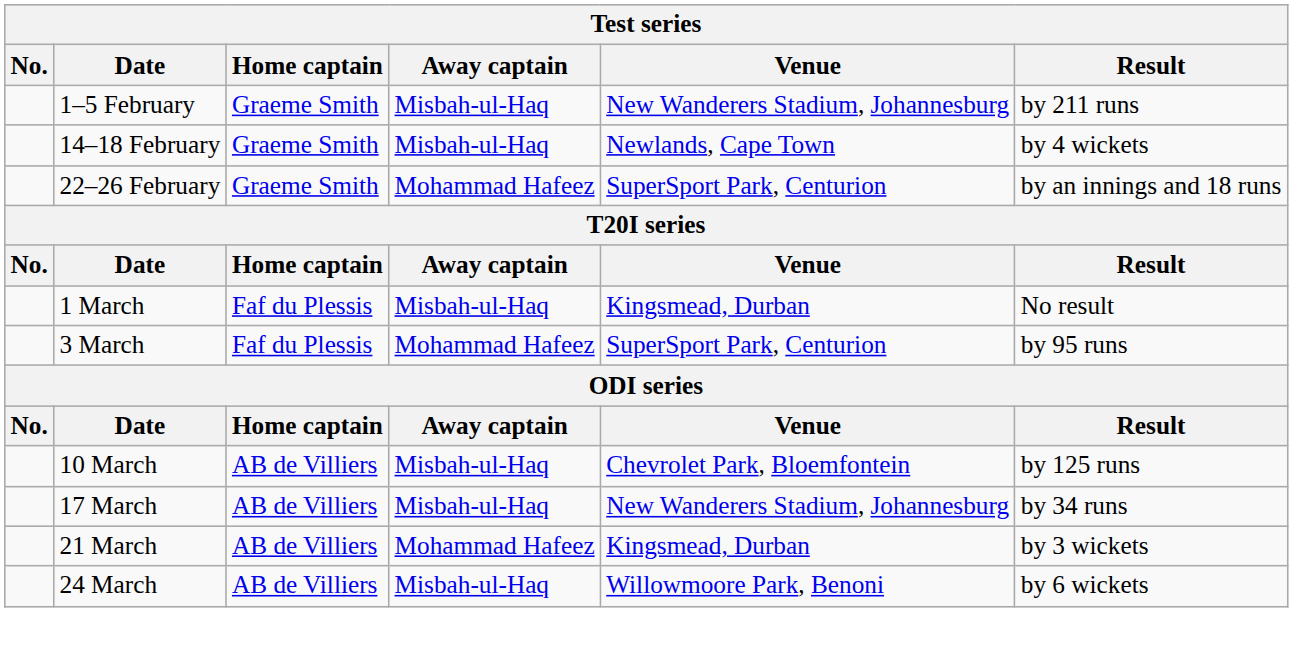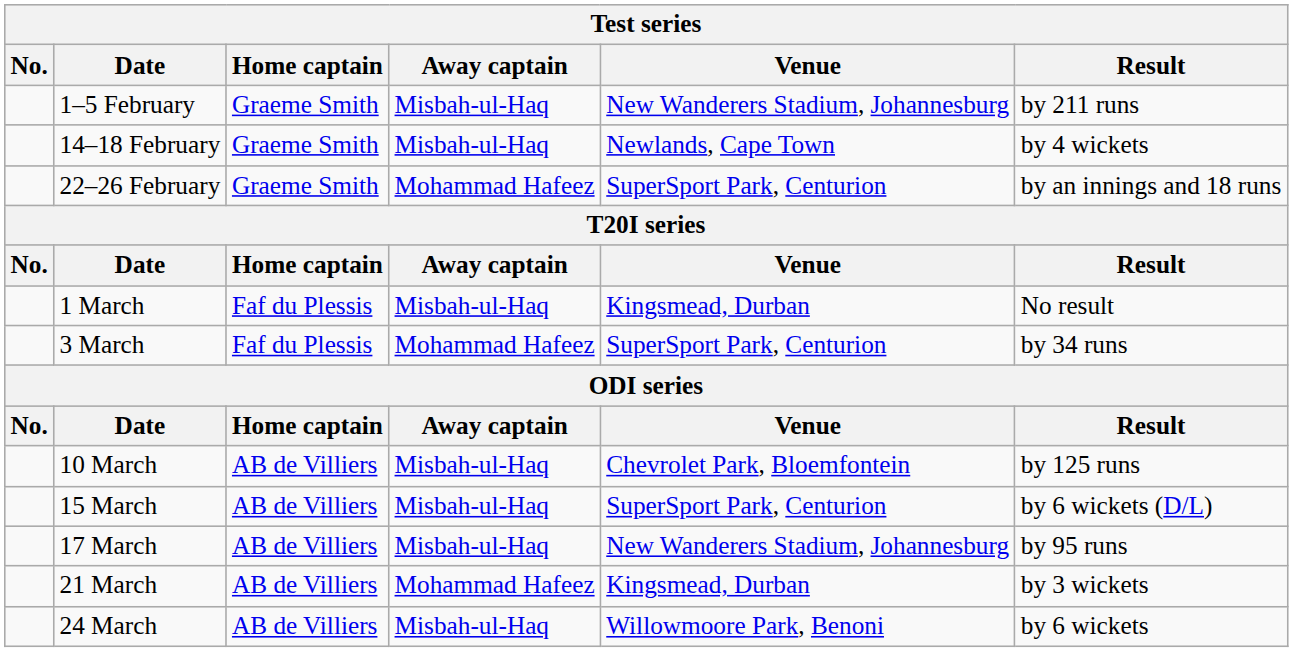(1074, 345) by 95 runs -> (1074, 345) by 34 runs
+ row: (108, 505)
(1074, 505) by 34 runs -> (1074, 545) by 95 runs
